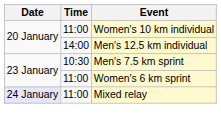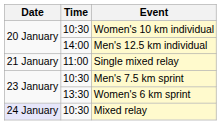(76, 29) 11:00 -> (76, 29) 10:30
+ row: (136, 62)
(76, 78) 11:00 -> (76, 95) 13:30
(76, 95) 11:00 -> (76, 111) 10:30
